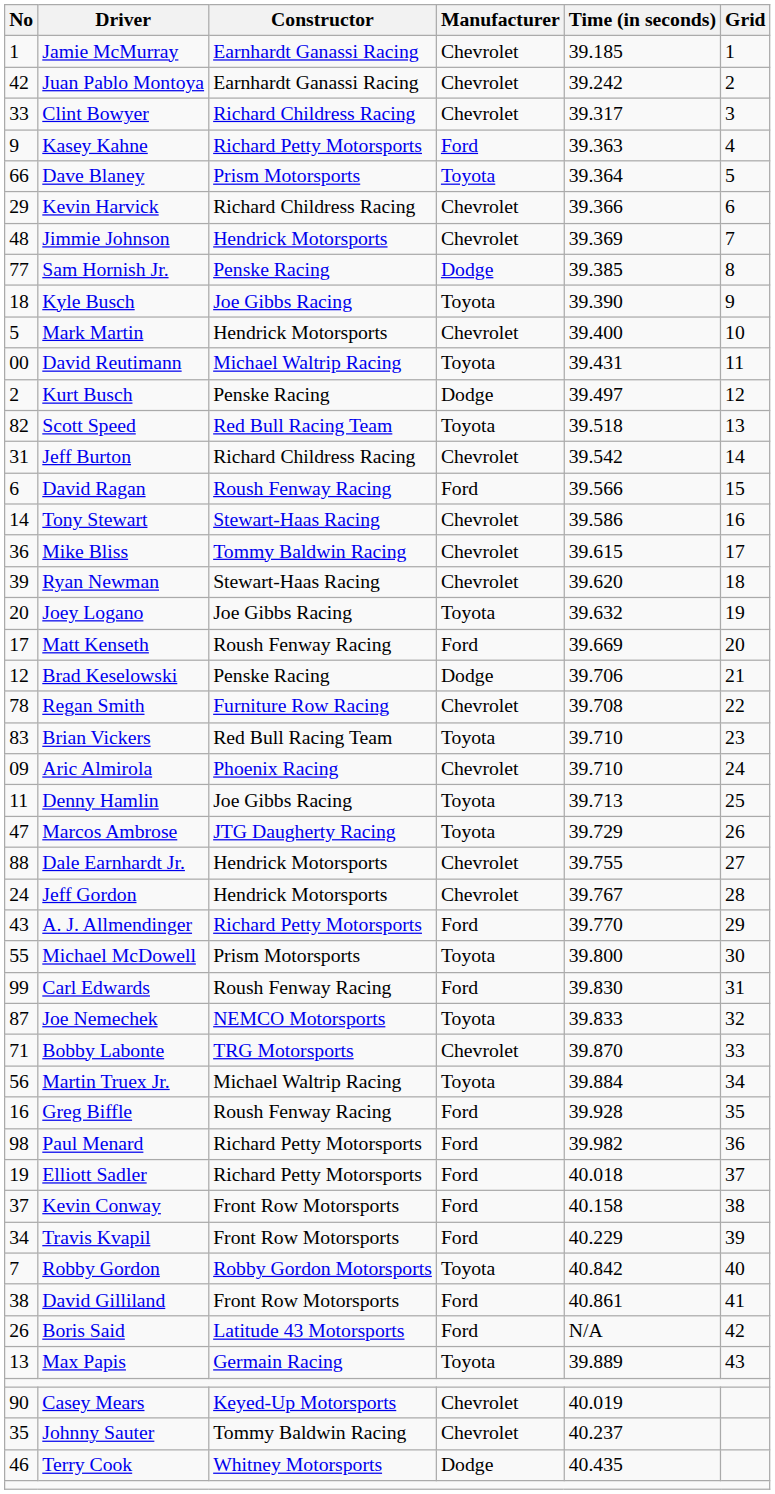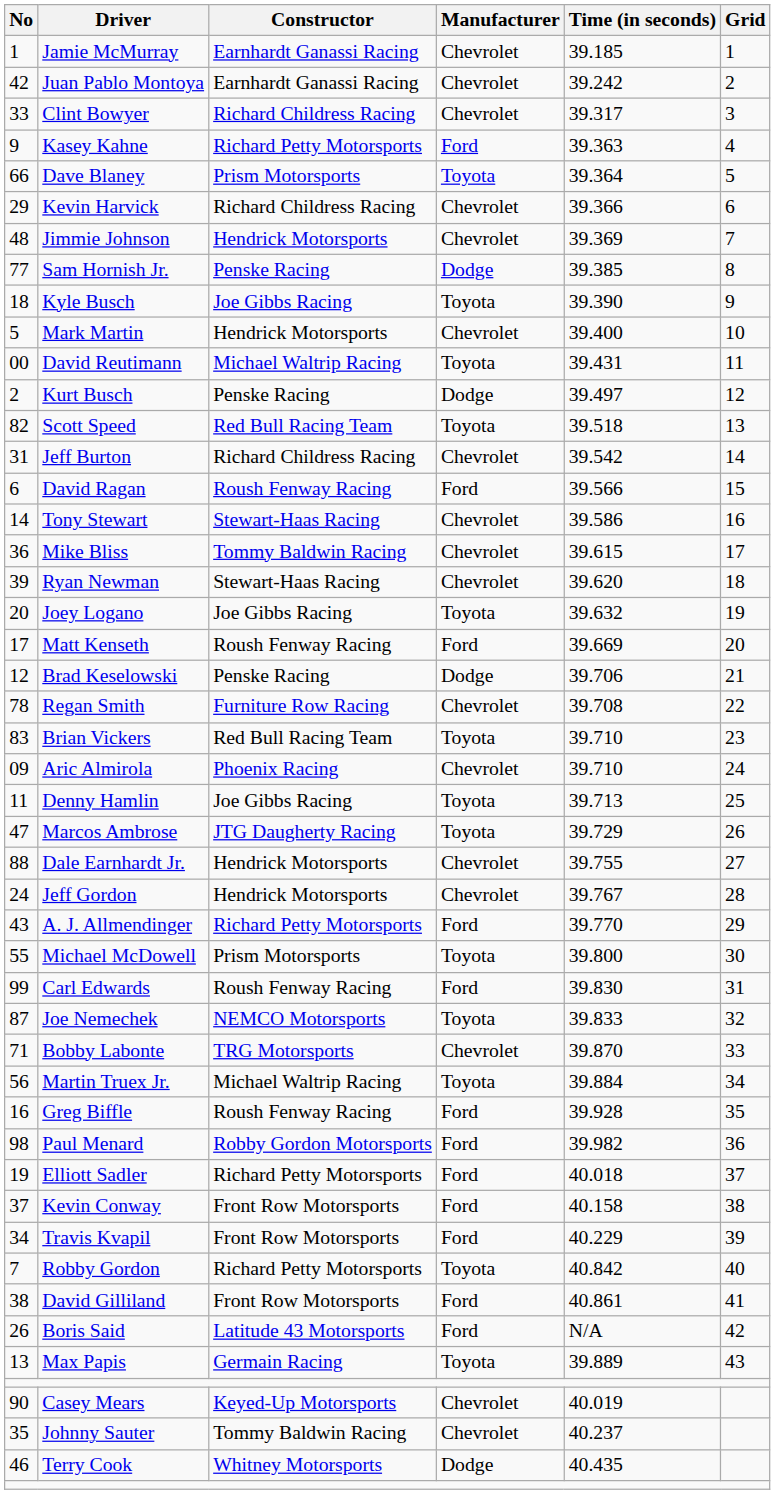(318, 1143) Richard Petty Motorsports -> (322, 1143) Robby Gordon Motorsports
(322, 1268) Robby Gordon Motorsports -> (318, 1268) Richard Petty Motorsports
